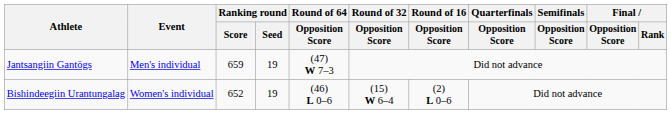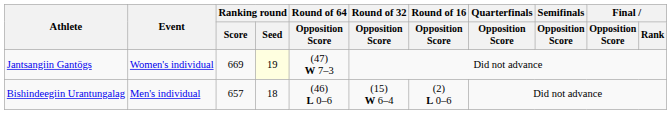(165, 65) Men's individual -> (172, 65) Women's individual
(236, 65) 659 -> (236, 65) 669
(272, 65) no background -> (272, 65) lightyellow background
(172, 94) Women's individual -> (165, 94) Men's individual
(236, 94) 652 -> (236, 94) 657
(272, 94) 19 -> (272, 94) 18
